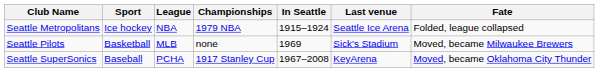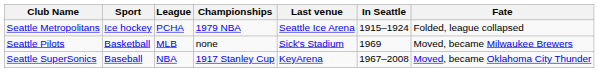columns swapped: (304, 12) <-> (371, 12)
(167, 28) NBA -> (170, 28) PCHA
(170, 59) PCHA -> (167, 59) NBA
